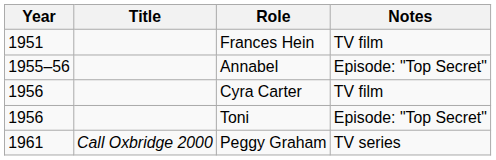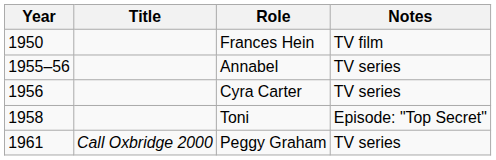(26, 42) 1951 -> (26, 42) 1950
(410, 67) Episode: "Top Secret" -> (367, 67) TV series
(358, 92) TV film -> (367, 92) TV series
(26, 117) 1956 -> (26, 117) 1958
